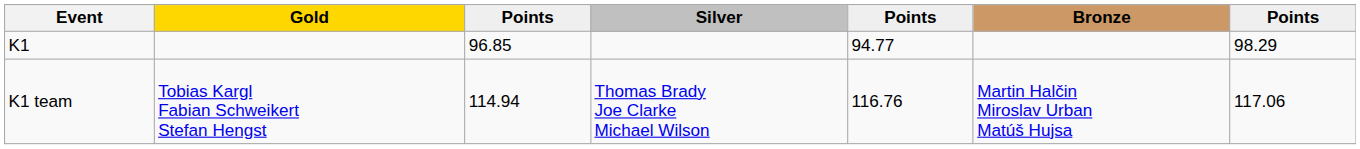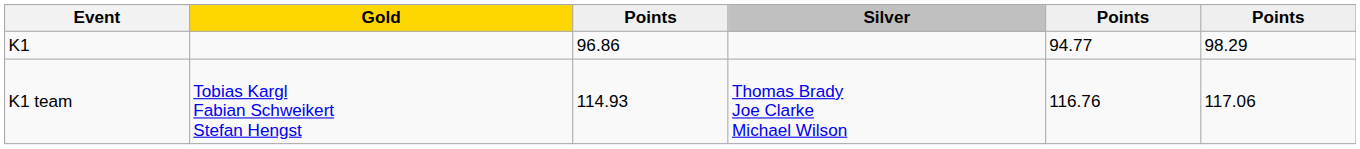- column: (1102, 18)
(490, 45) 96.85 -> (598, 45) 96.86
(494, 101) 114.94 -> (602, 101) 114.93
